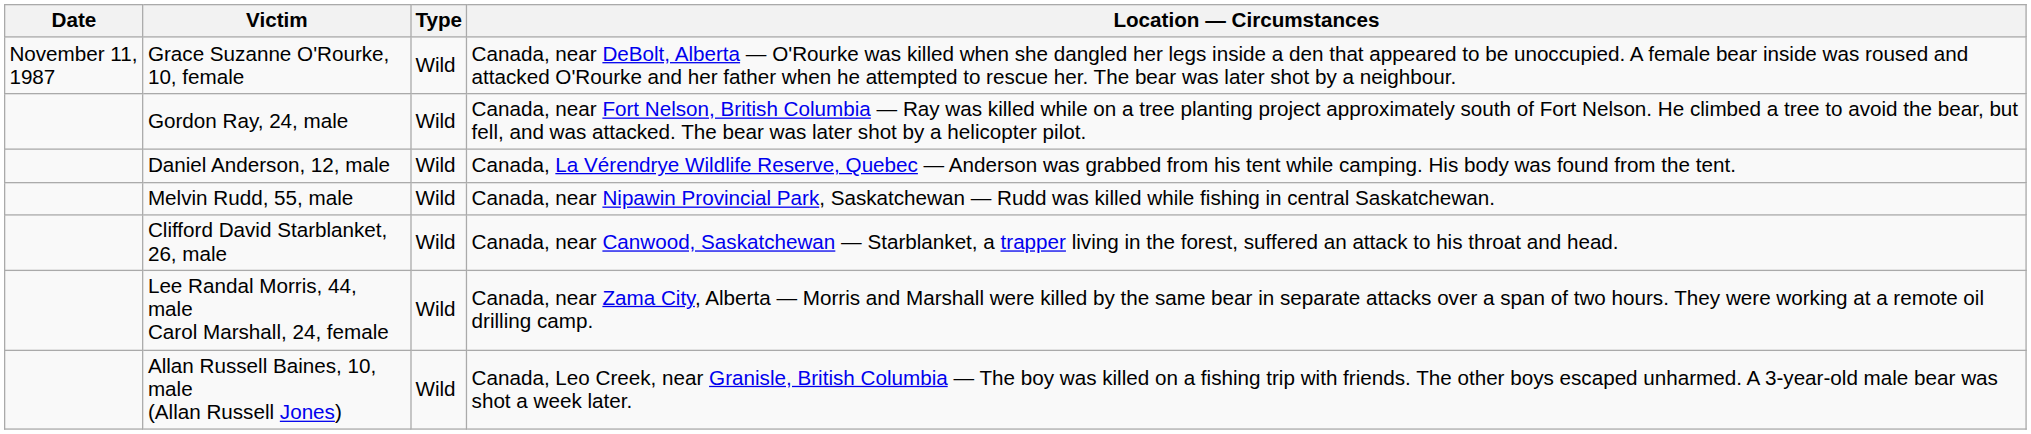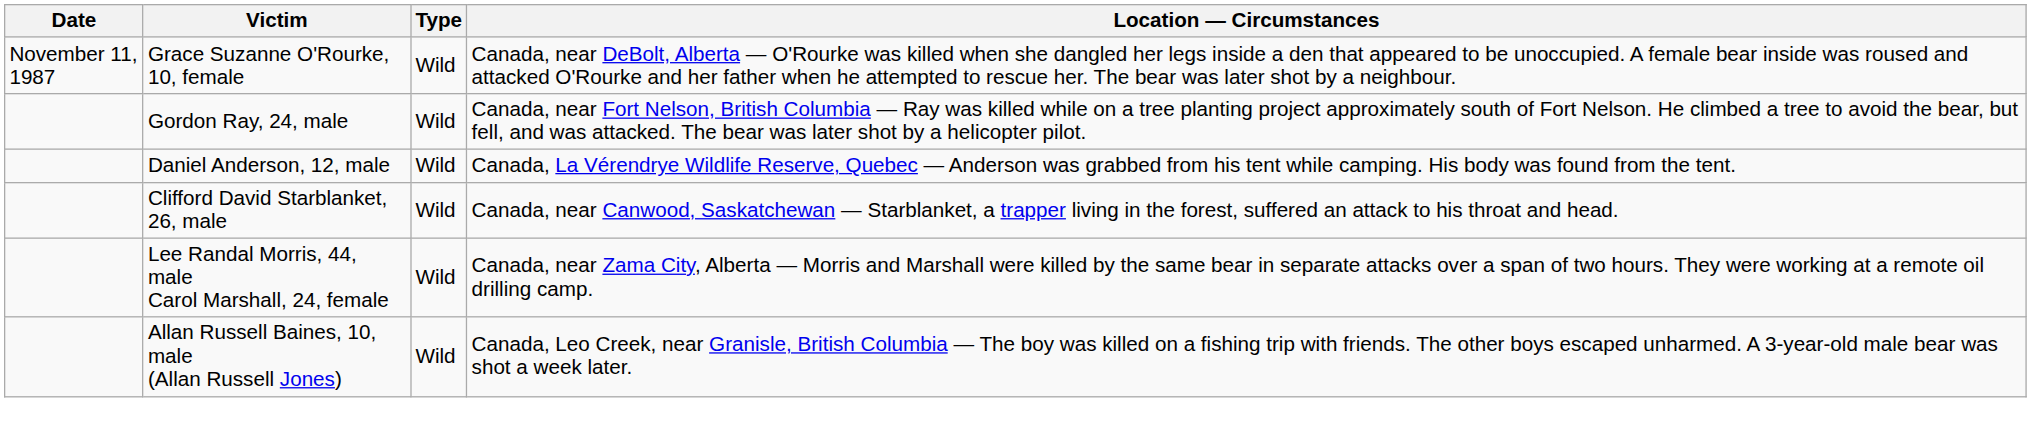- row: (251, 198)
